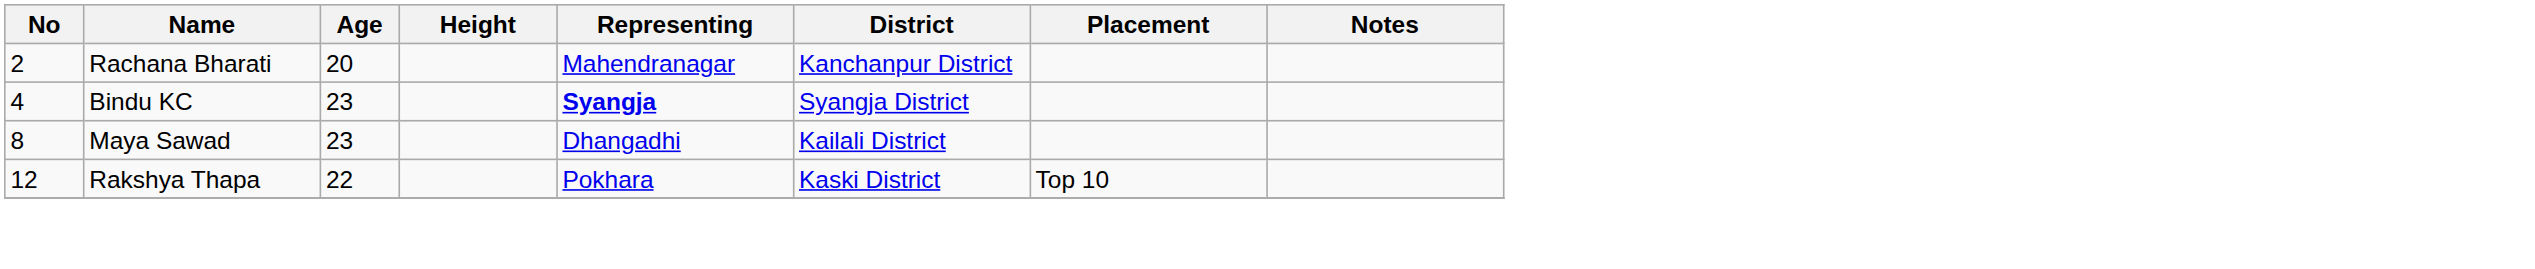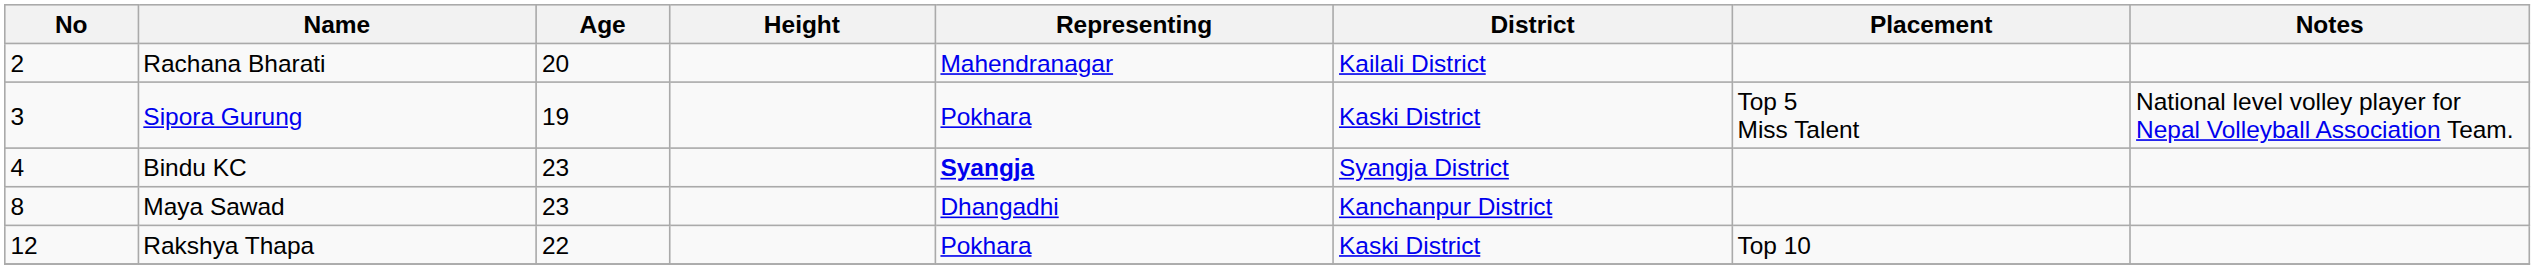(906, 63) Kanchanpur District -> (1412, 63) Kailali District
+ row: (223, 116)
(872, 141) Kailali District -> (1446, 207) Kanchanpur District
